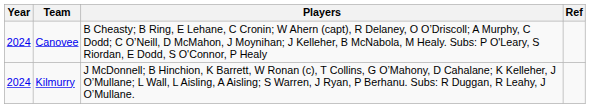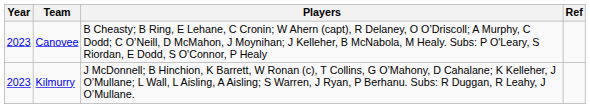(19, 42) 2024 -> (19, 42) 2023
(19, 83) 2024 -> (19, 83) 2023
